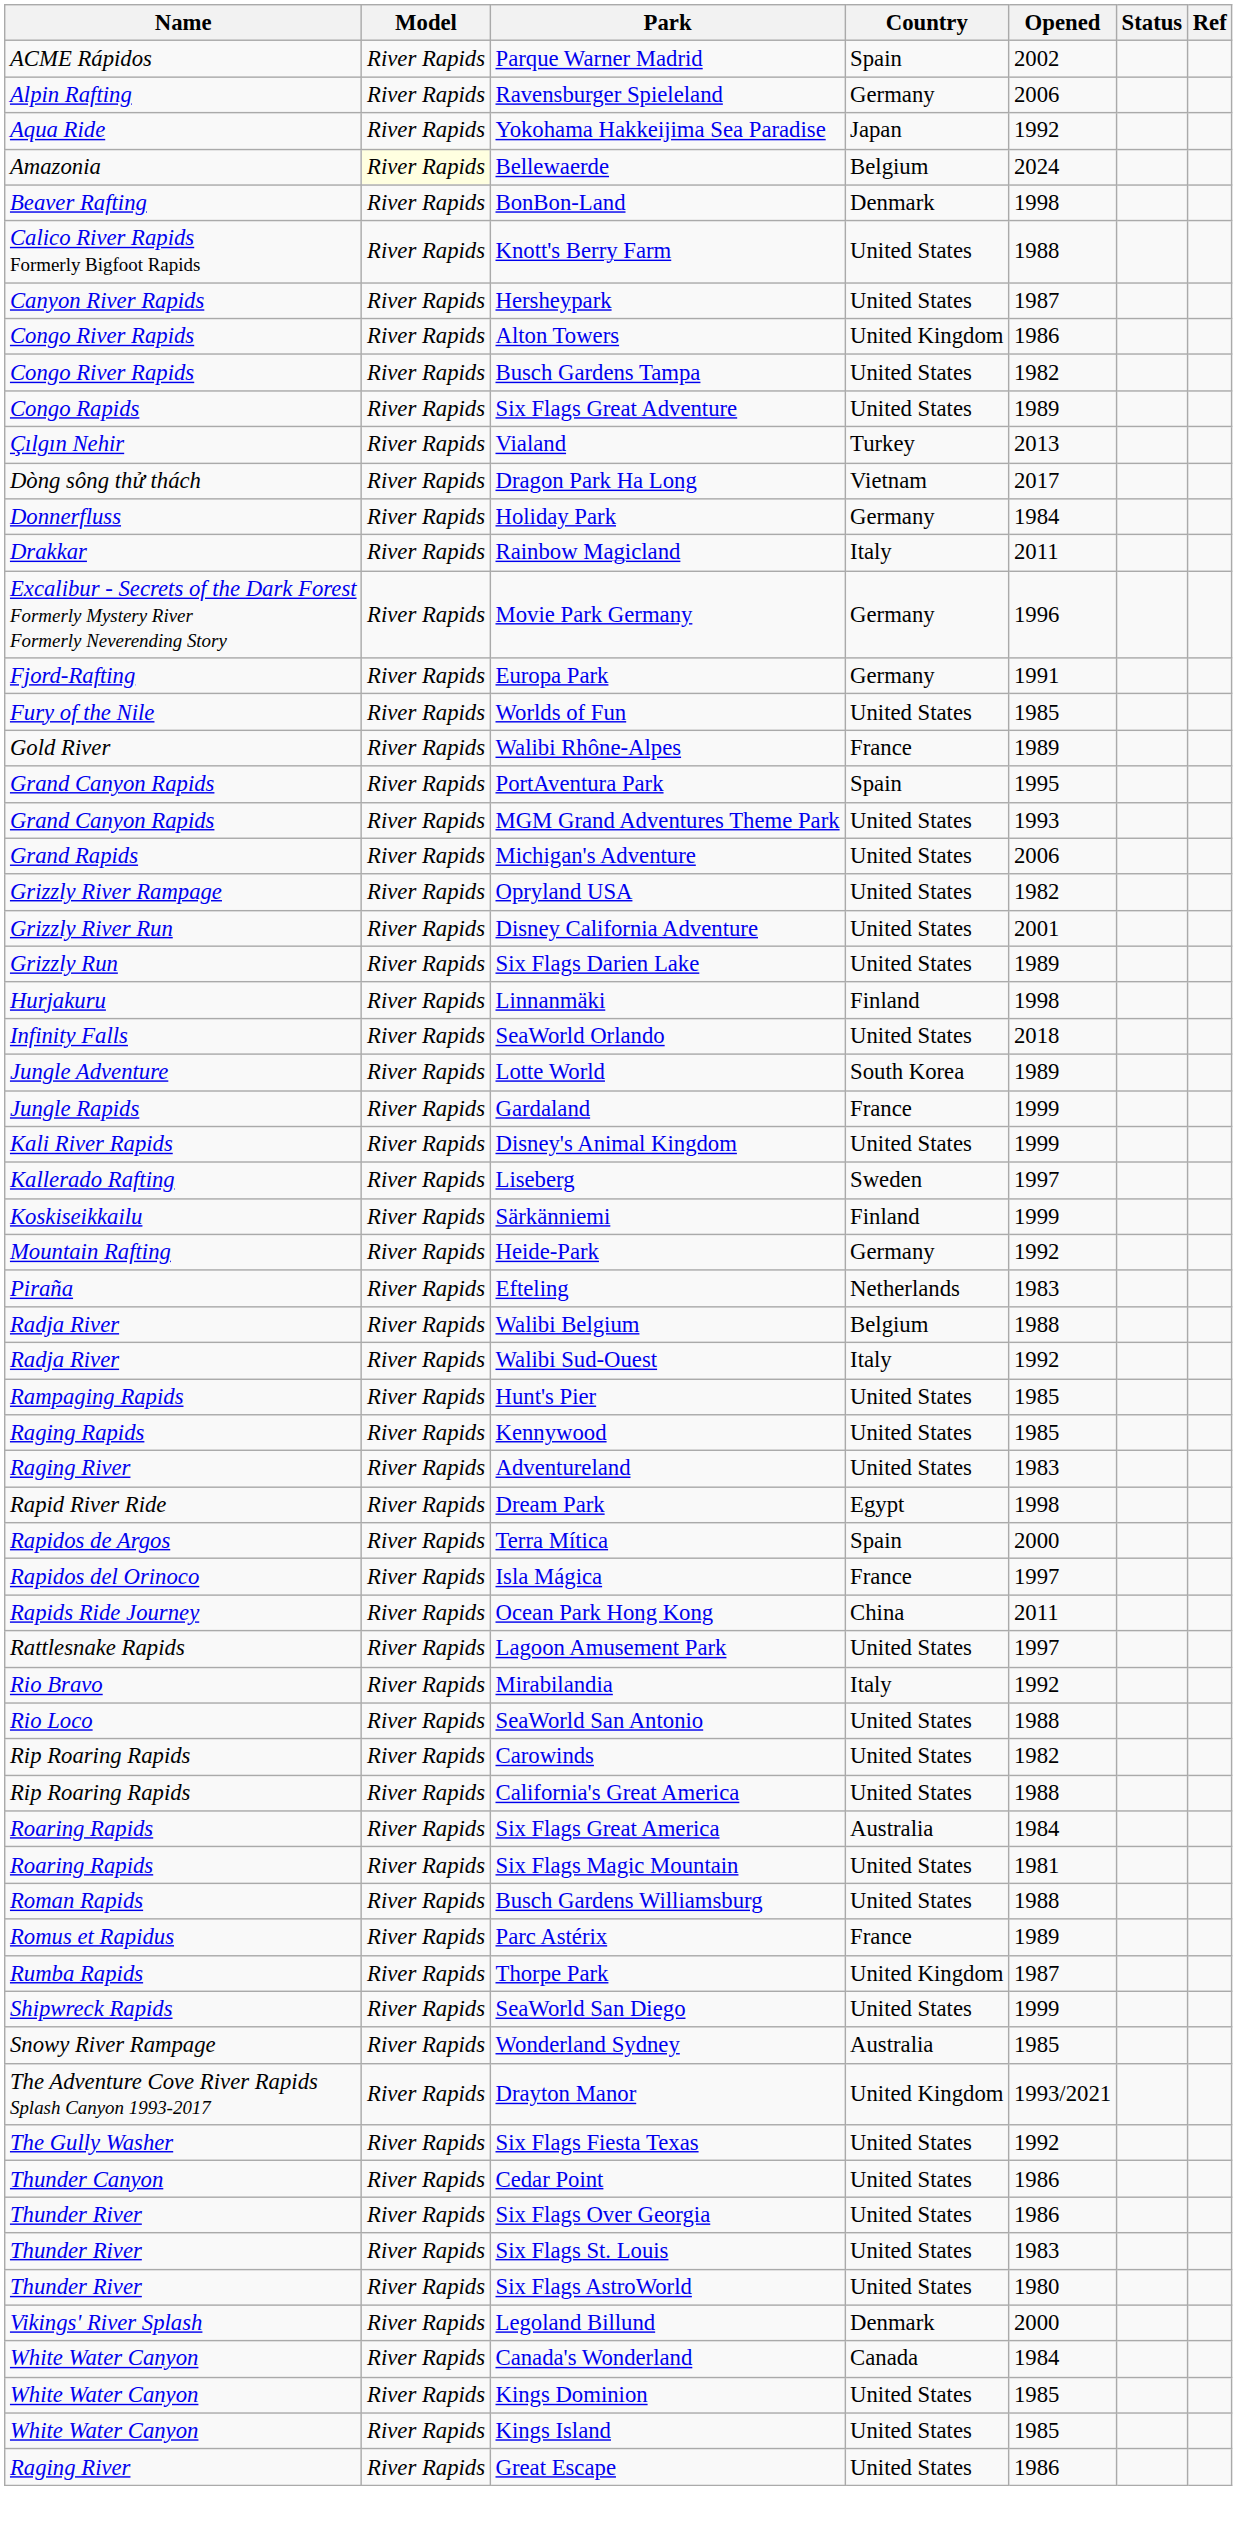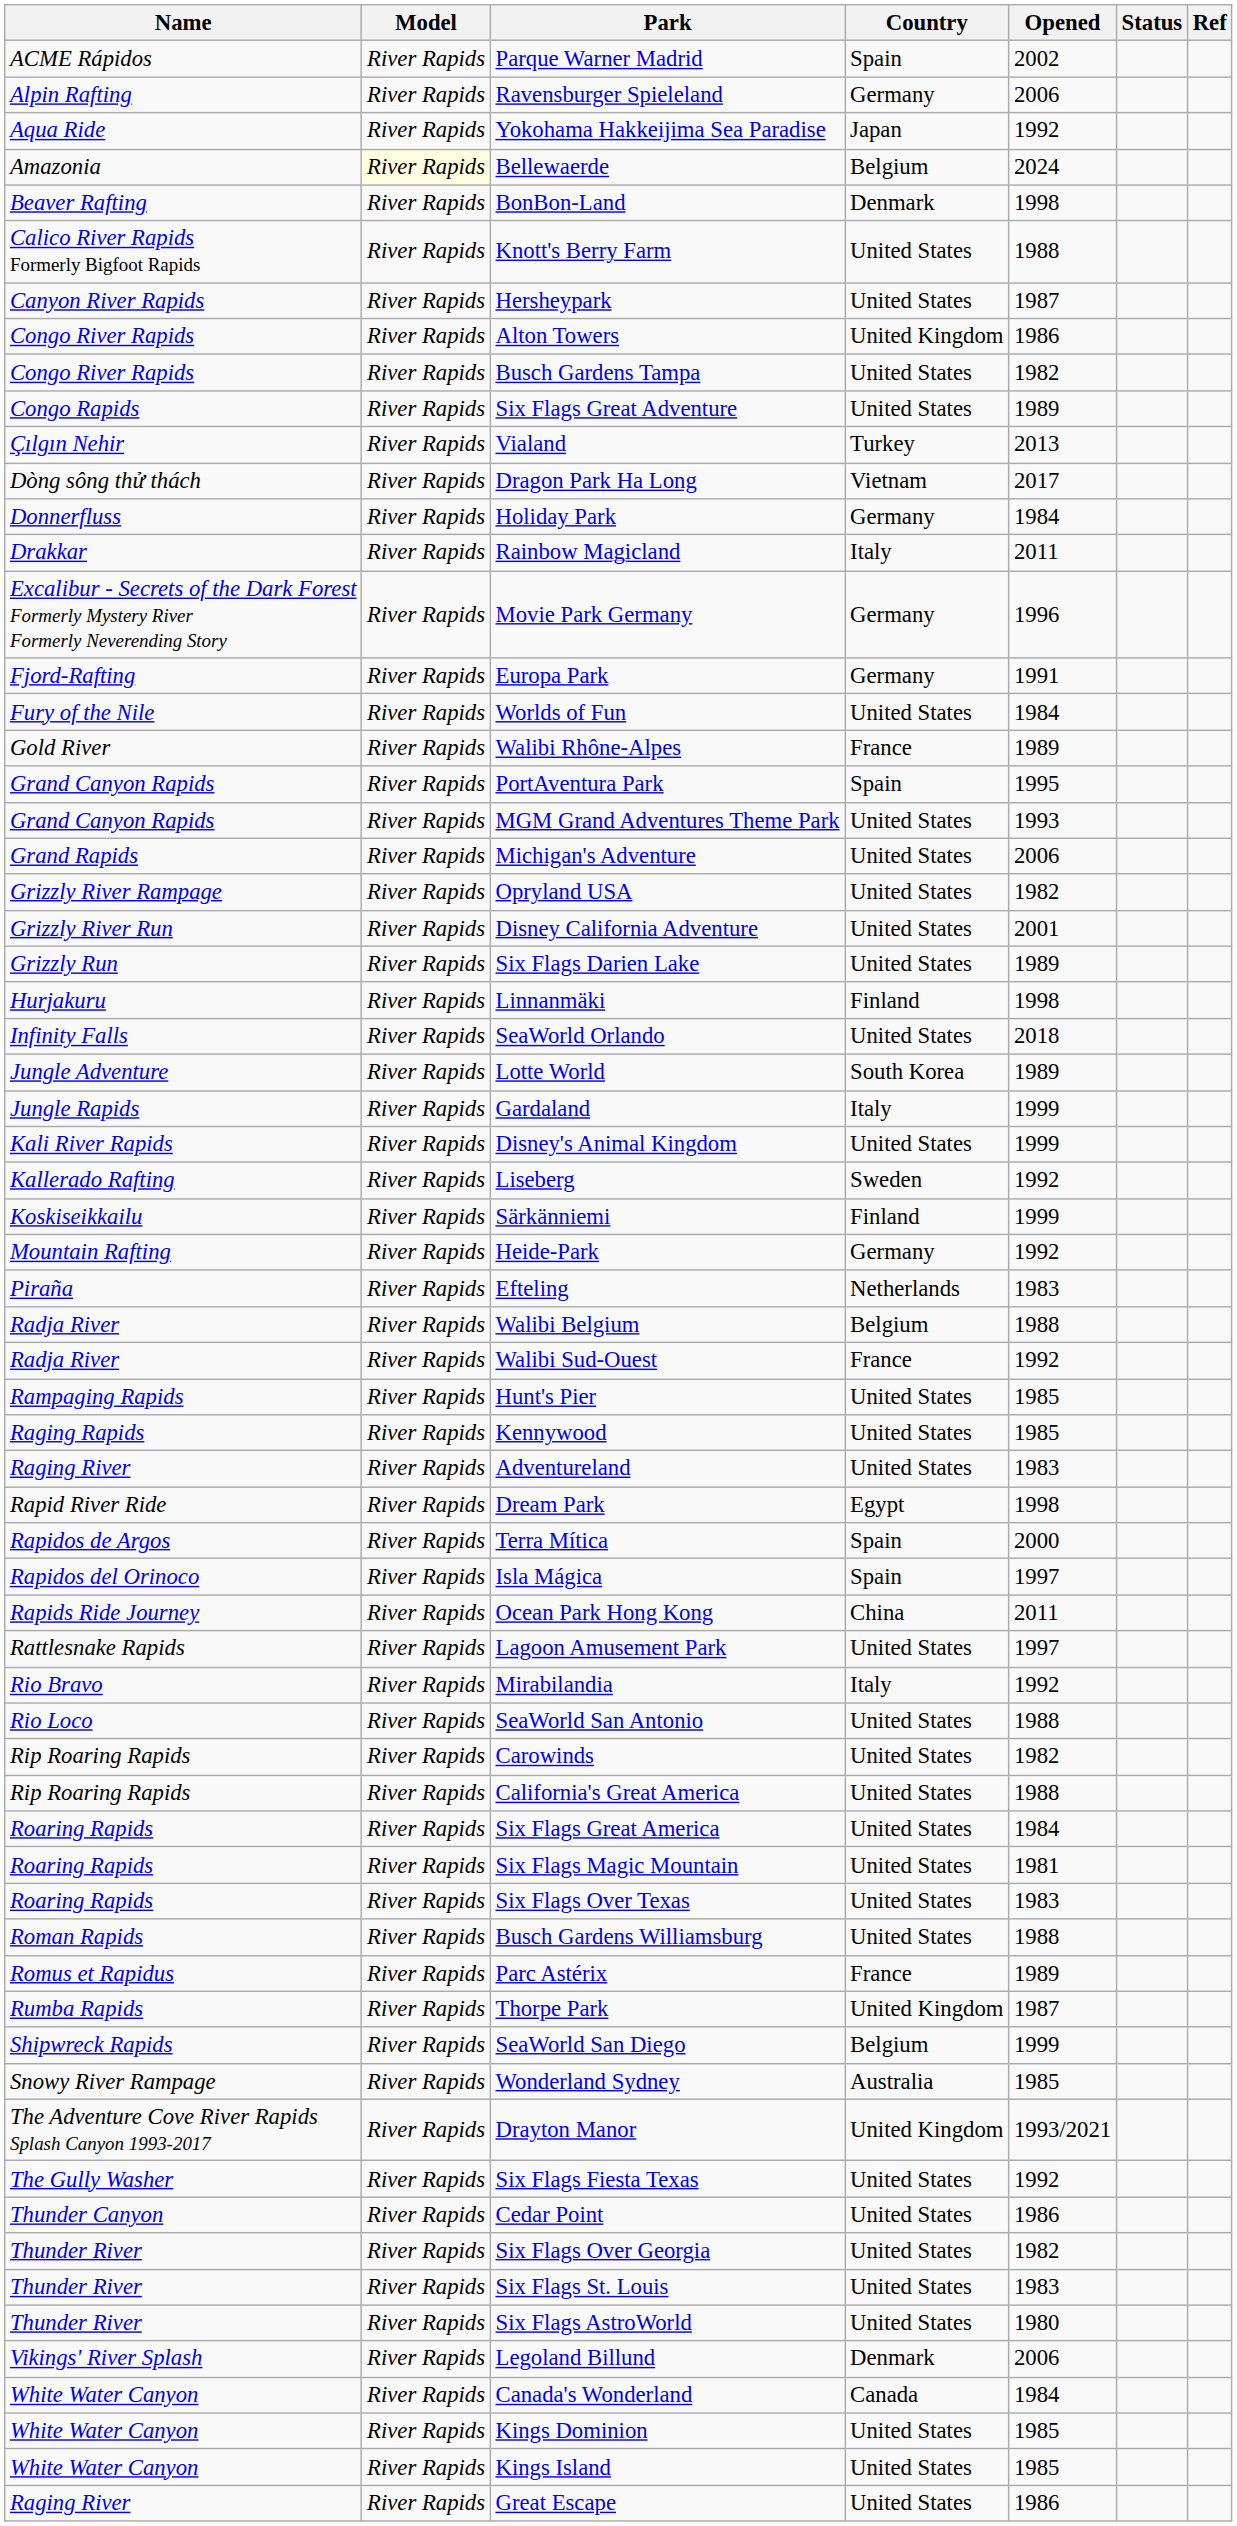(1037, 711) 1985 -> (1037, 711) 1984
(881, 1108) France -> (871, 1108) Italy
(1037, 1180) 1997 -> (1037, 1180) 1992
(871, 1360) Italy -> (881, 1360) France
(881, 1576) France -> (876, 1576) Spain
(892, 1828) Australia -> (911, 1828) United States
+ row: (593, 1900)
(911, 2008) United States -> (889, 2044) Belgium
(1037, 2214) 1986 -> (1037, 2250) 1982
(1037, 2322) 2000 -> (1037, 2358) 2006
